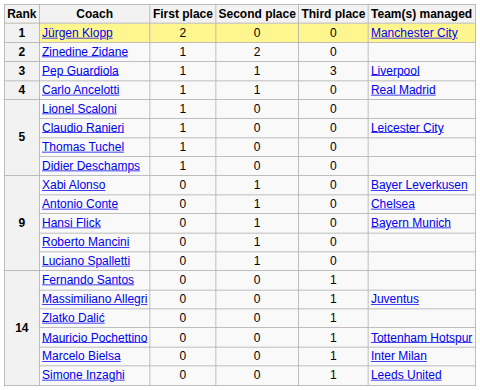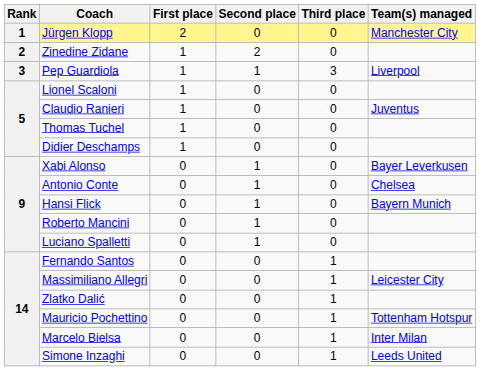- row: (81, 90)
(407, 128) Leicester City -> (395, 109) Juventus
(395, 299) Juventus -> (407, 280) Leicester City
